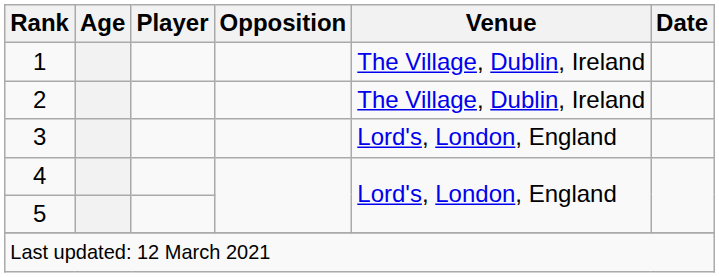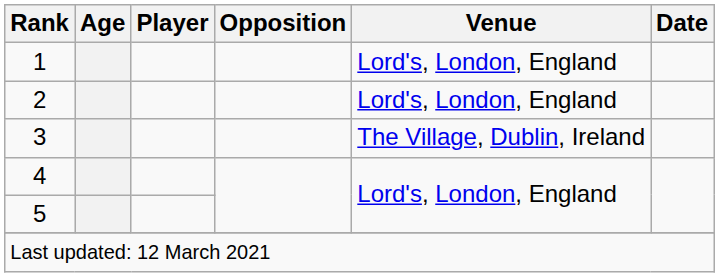(501, 61) The Village, Dublin, Ireland -> (487, 61) Lord's, London, England
(501, 99) The Village, Dublin, Ireland -> (487, 99) Lord's, London, England
(487, 137) Lord's, London, England -> (501, 137) The Village, Dublin, Ireland
